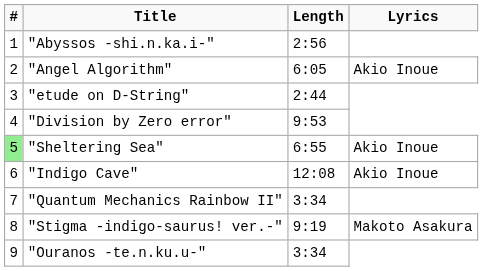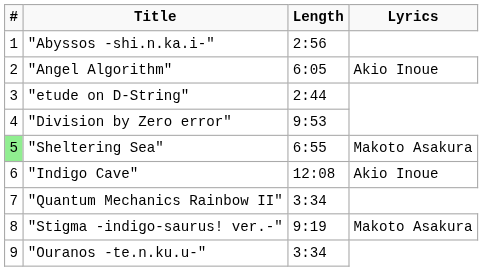(396, 148) Akio Inoue -> (413, 148) Makoto Asakura
